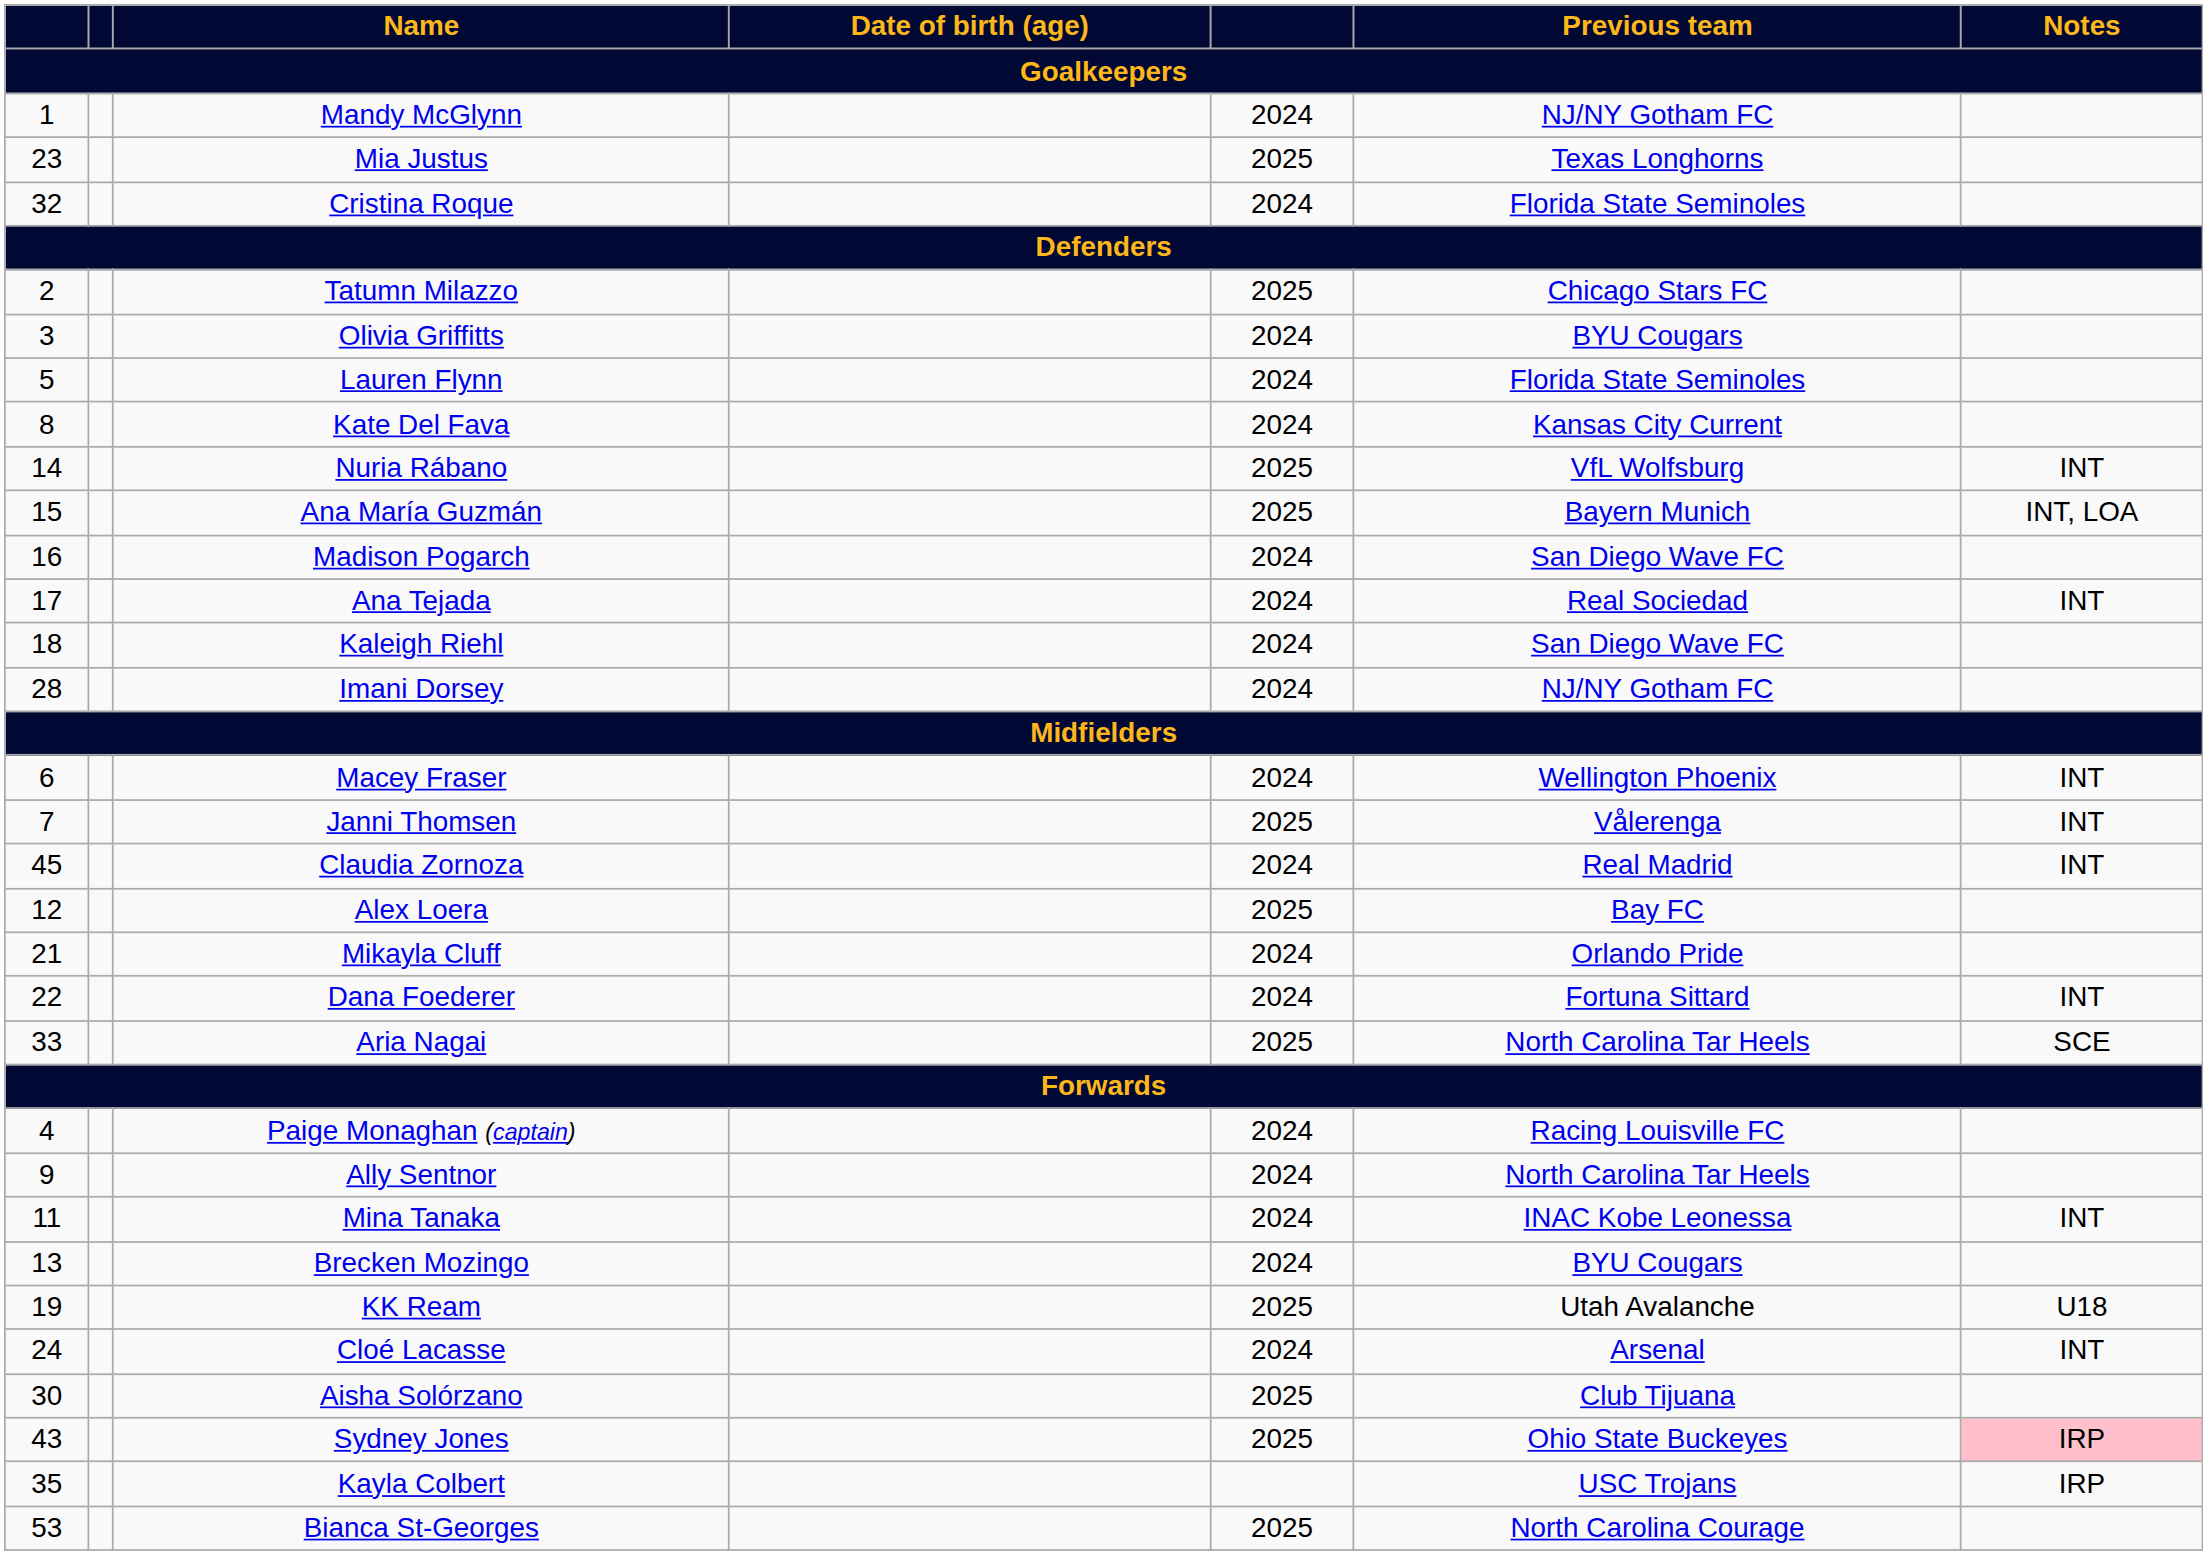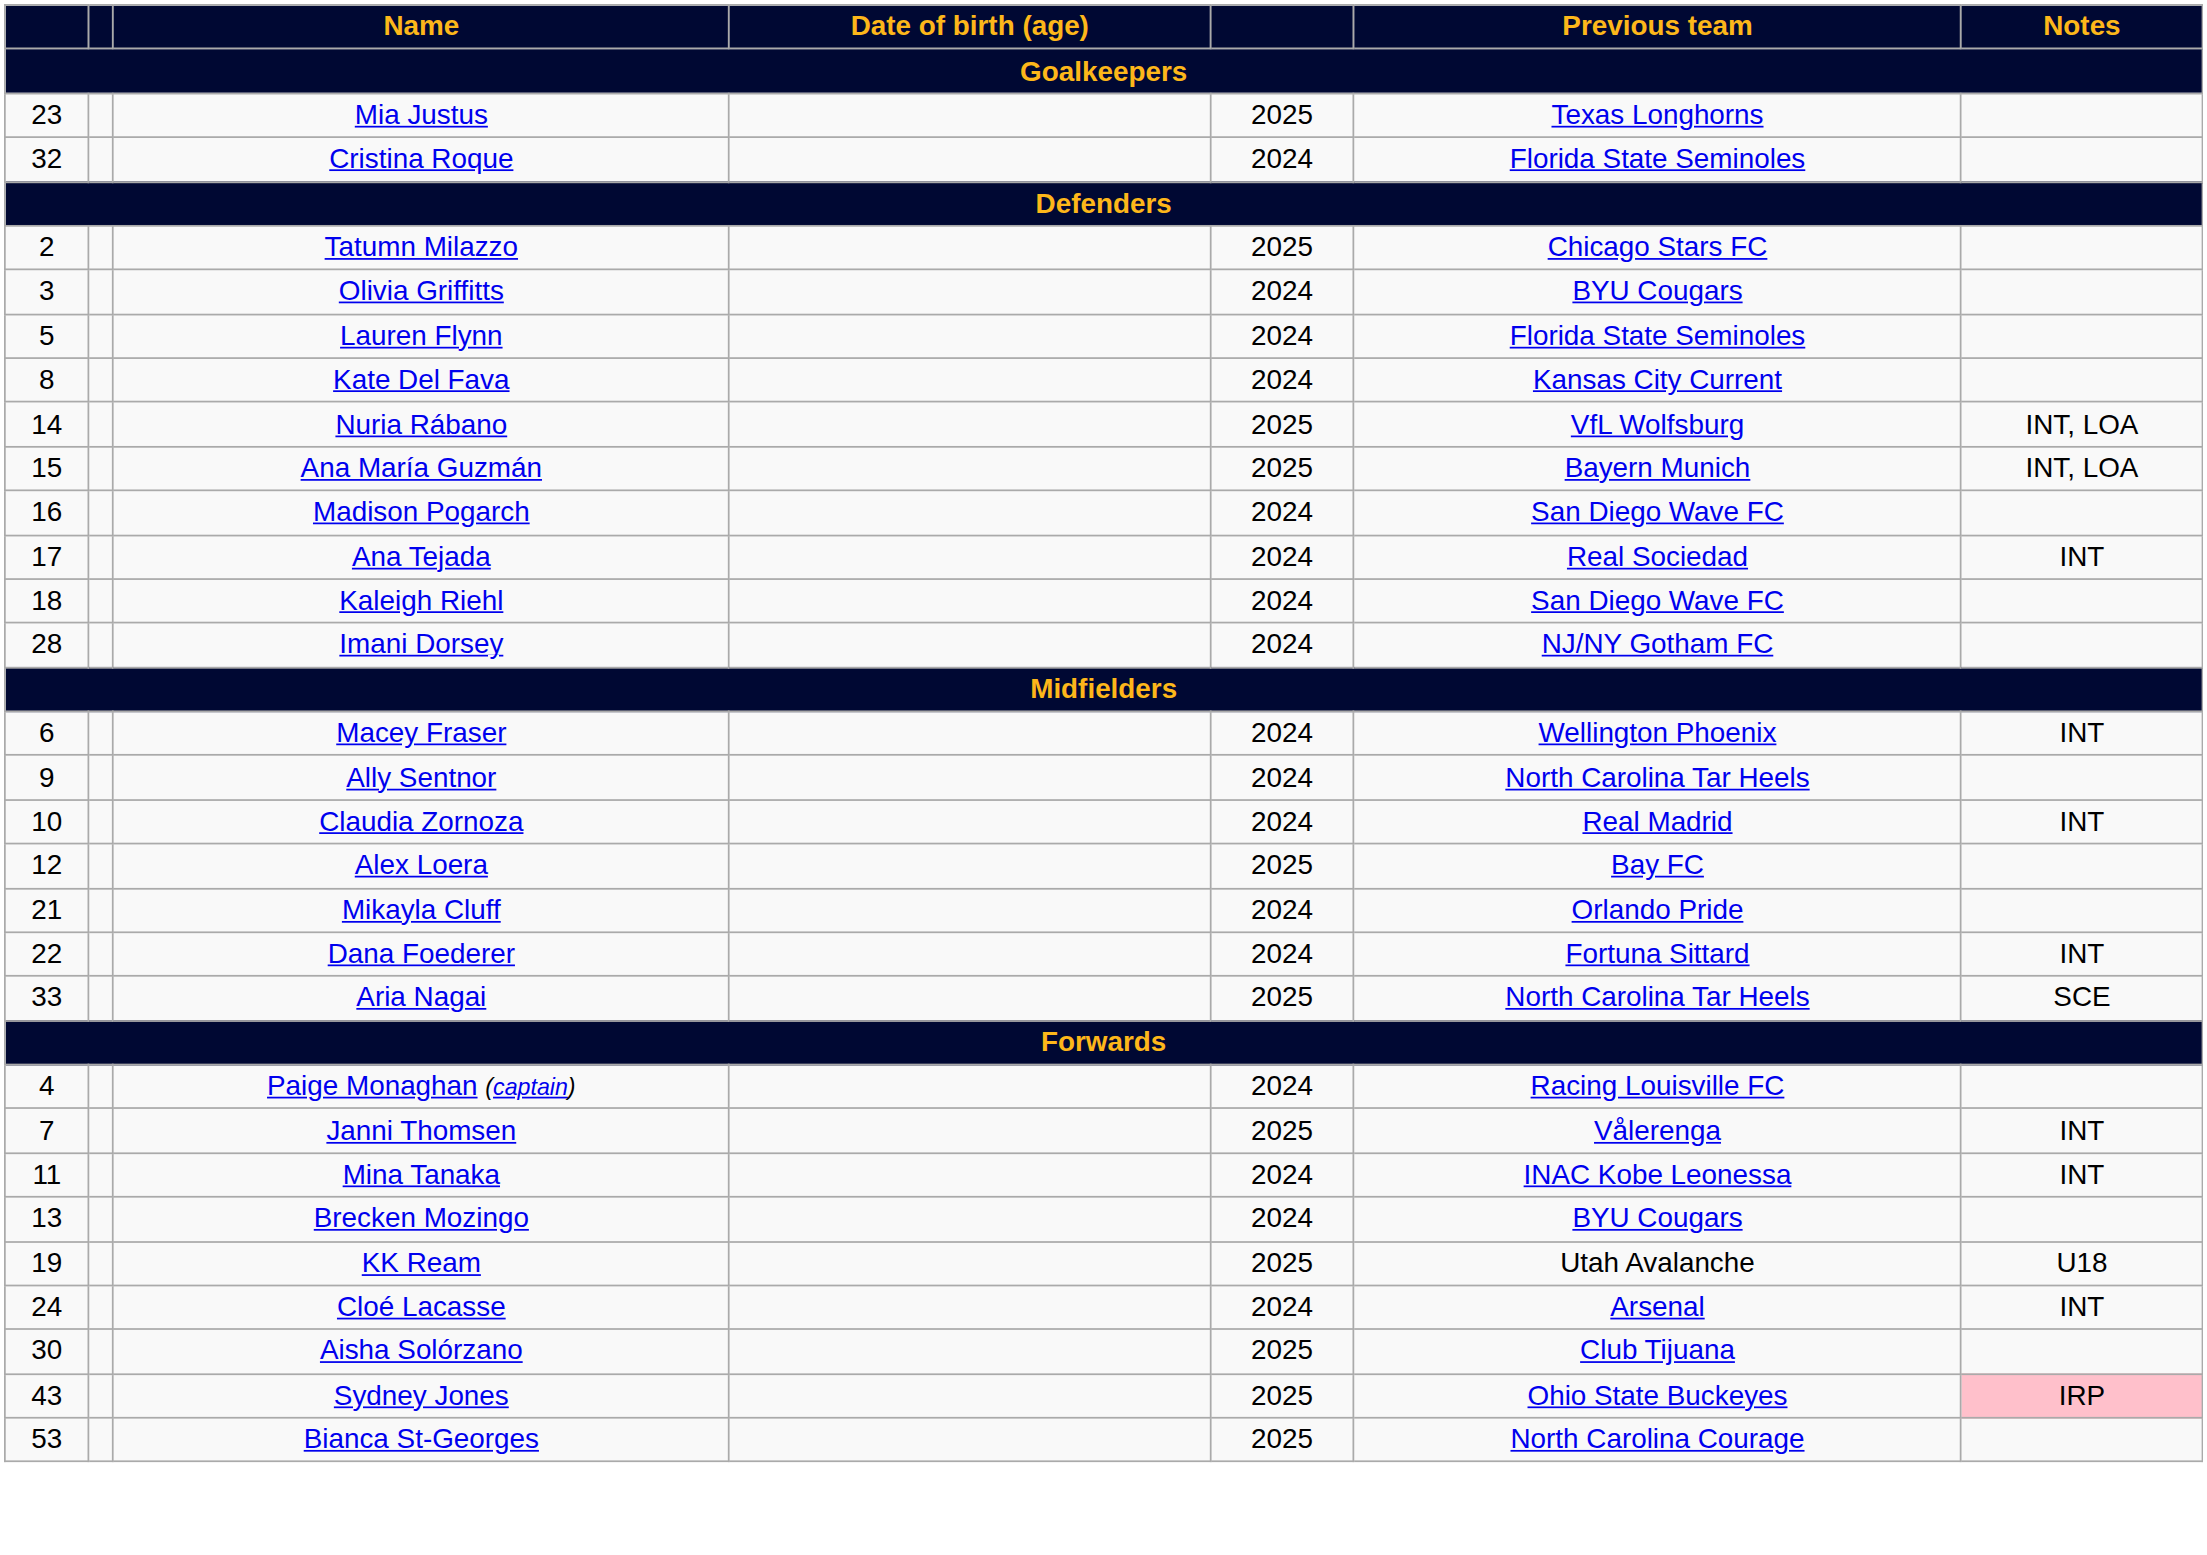- row: (421, 114)
(2082, 468) INT -> (2082, 423) INT, LOA
rows swapped: (421, 821) <-> (421, 1174)
(47, 865) 45 -> (47, 821) 10
- row: (421, 1483)
